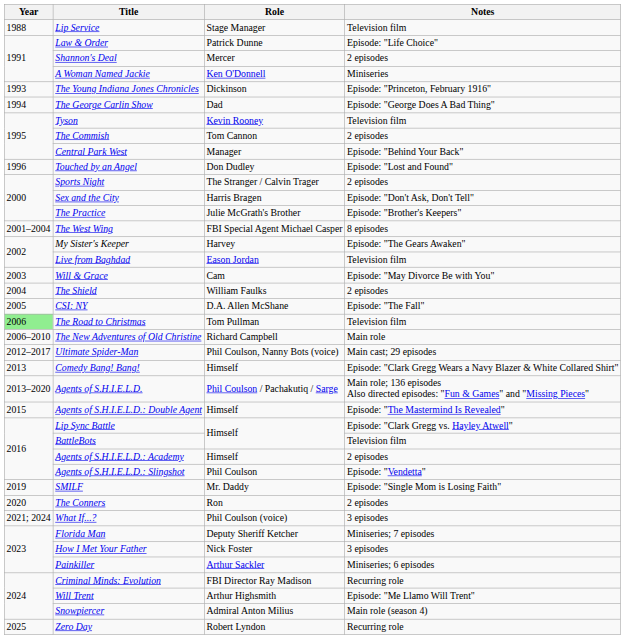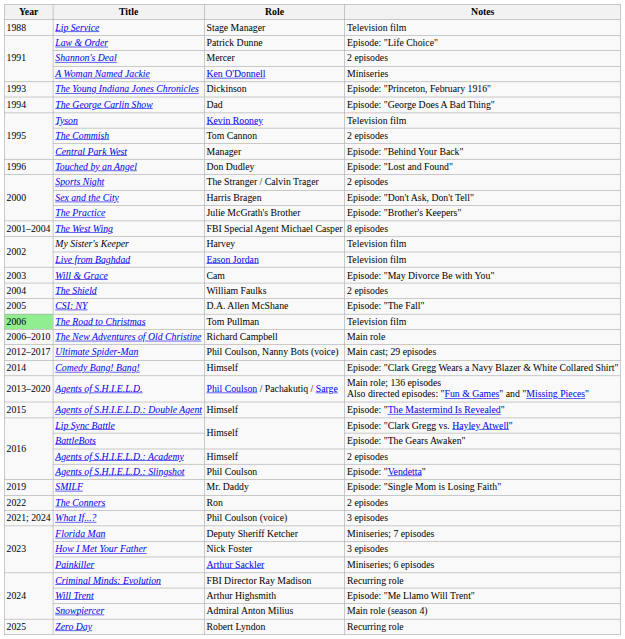(406, 244) Episode: "The Gears Awaken" -> (377, 244) Television film
(16, 368) 2013 -> (16, 368) 2014
(377, 441) Television film -> (406, 441) Episode: "The Gears Awaken"
(16, 503) 2020 -> (16, 503) 2022
